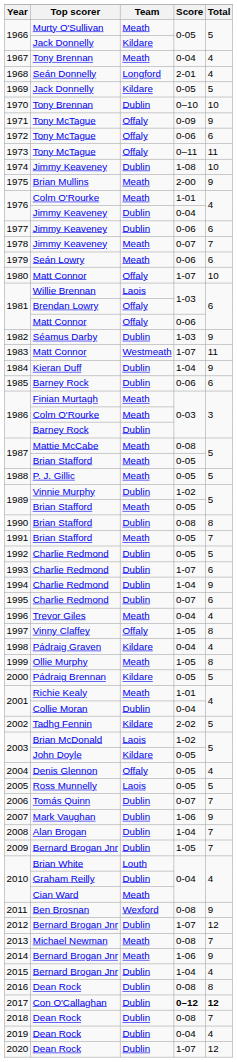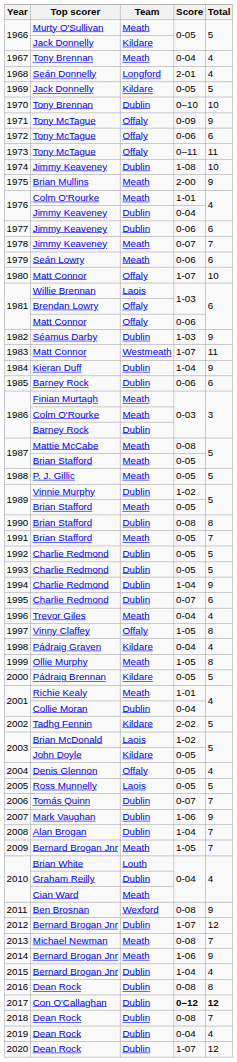(186, 569) 1-07 -> (186, 569) 0-05
(210, 569) 6 -> (210, 569) 5
(136, 848) Dublin -> (136, 848) Meath
